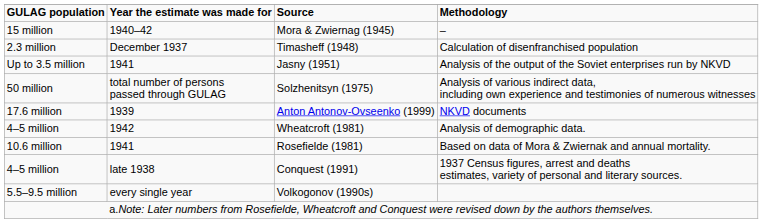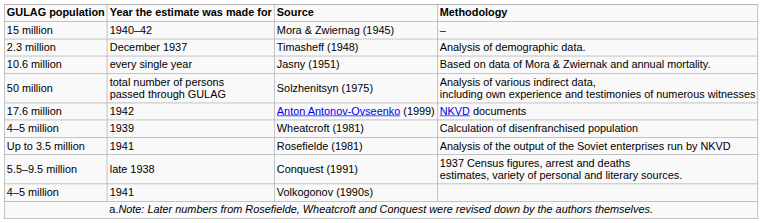(539, 47) Calculation of disenfranchised population -> (513, 47) Analysis of demographic data.
(46, 64) Up to 3.5 million -> (34, 64) 10.6 million
(122, 64) 1941 -> (151, 64) every single year
(585, 64) Analysis of the output of the Soviet enterprises run by NKVD -> (575, 64) Based on data of Mora & Zwiernak and annual mortality.
(122, 111) 1939 -> (122, 111) 1942
(122, 128) 1942 -> (122, 128) 1939
(513, 128) Analysis of demographic data. -> (539, 128) Calculation of disenfranchised population
(34, 146) 10.6 million -> (46, 146) Up to 3.5 million
(575, 146) Based on data of Mora & Zwiernak and annual mortality. -> (585, 146) Analysis of the output of the Soviet enterprises run by NKVD
(33, 169) 4–5 million -> (42, 169) 5.5–9.5 million
(42, 192) 5.5–9.5 million -> (33, 192) 4–5 million
(151, 192) every single year -> (122, 192) 1941
